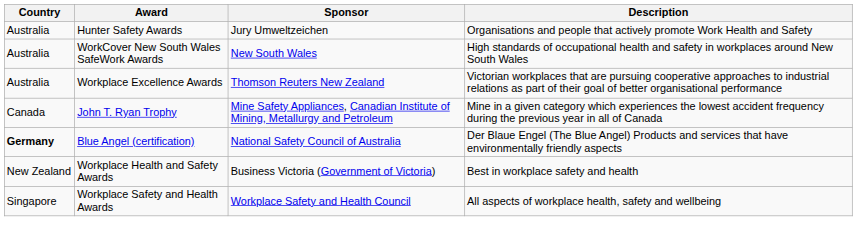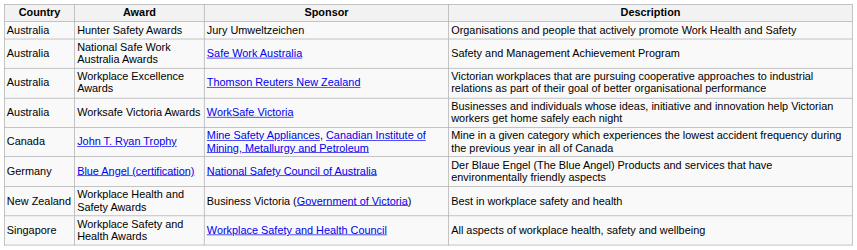+ row: (124, 53)
- row: (149, 53)
+ row: (139, 112)
(30, 142) bold -> (29, 171) normal
